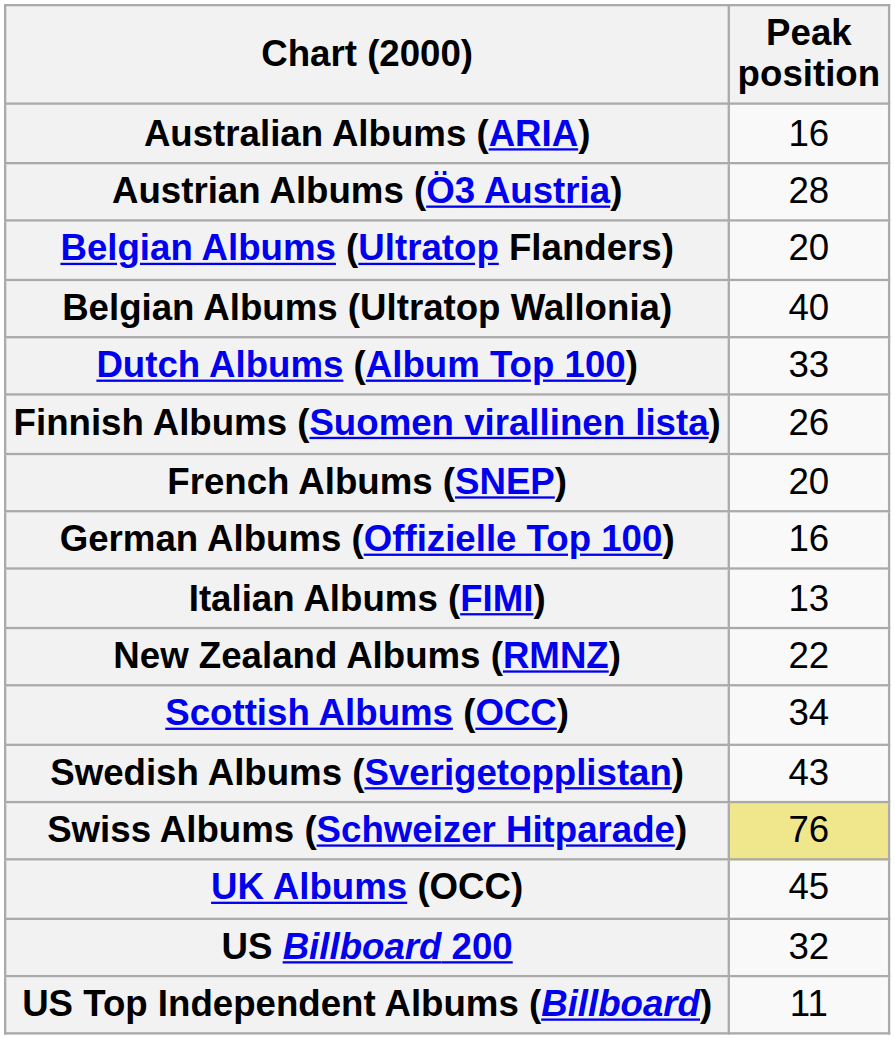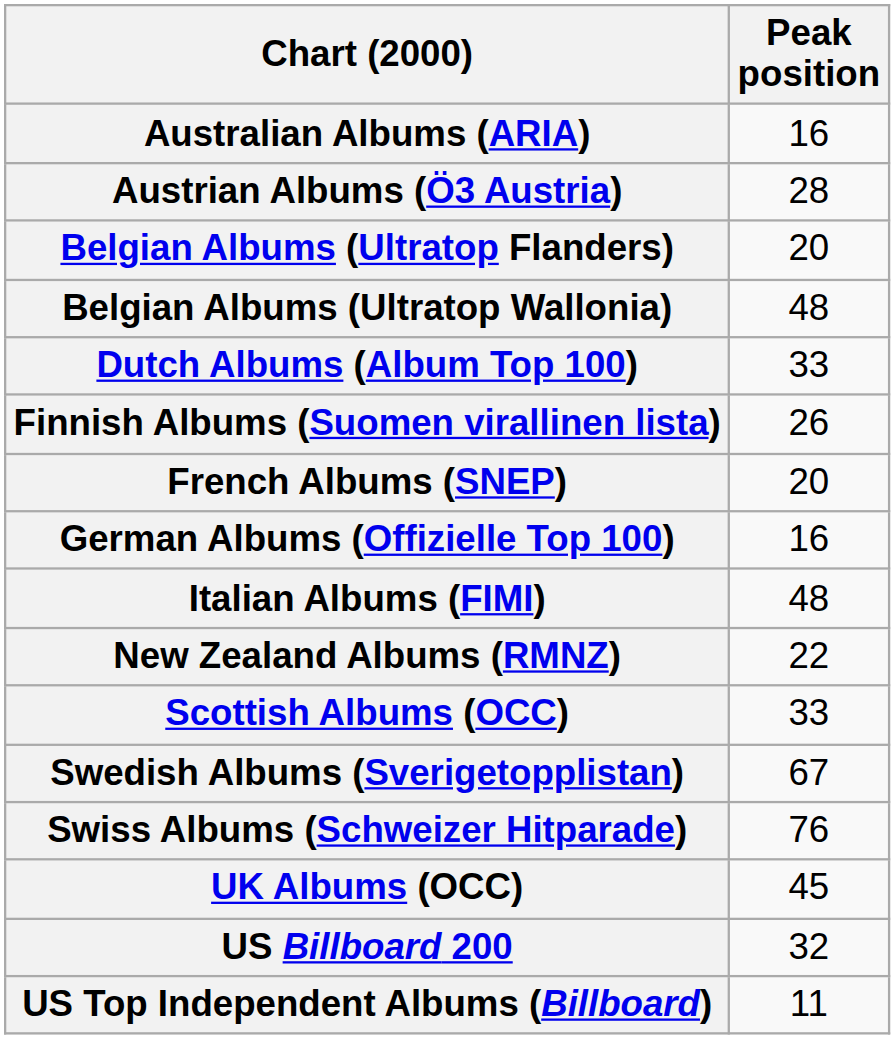(809, 307) 40 -> (809, 307) 48
(809, 597) 13 -> (809, 597) 48
(809, 713) 34 -> (809, 713) 33
(809, 772) 43 -> (809, 772) 67
(809, 830) khaki background -> (809, 830) no background
